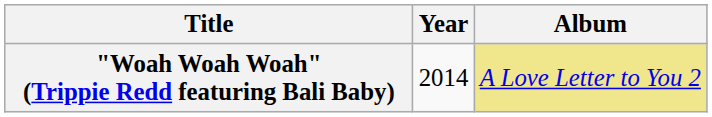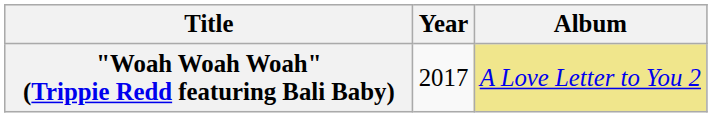(444, 77) 2014 -> (444, 77) 2017
